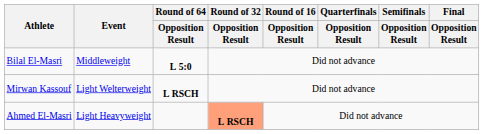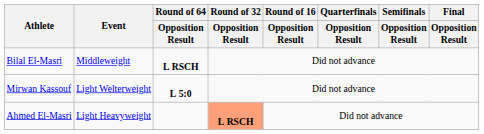(181, 67) L 5:0 -> (181, 67) L RSCH
(181, 94) L RSCH -> (181, 94) L 5:0
